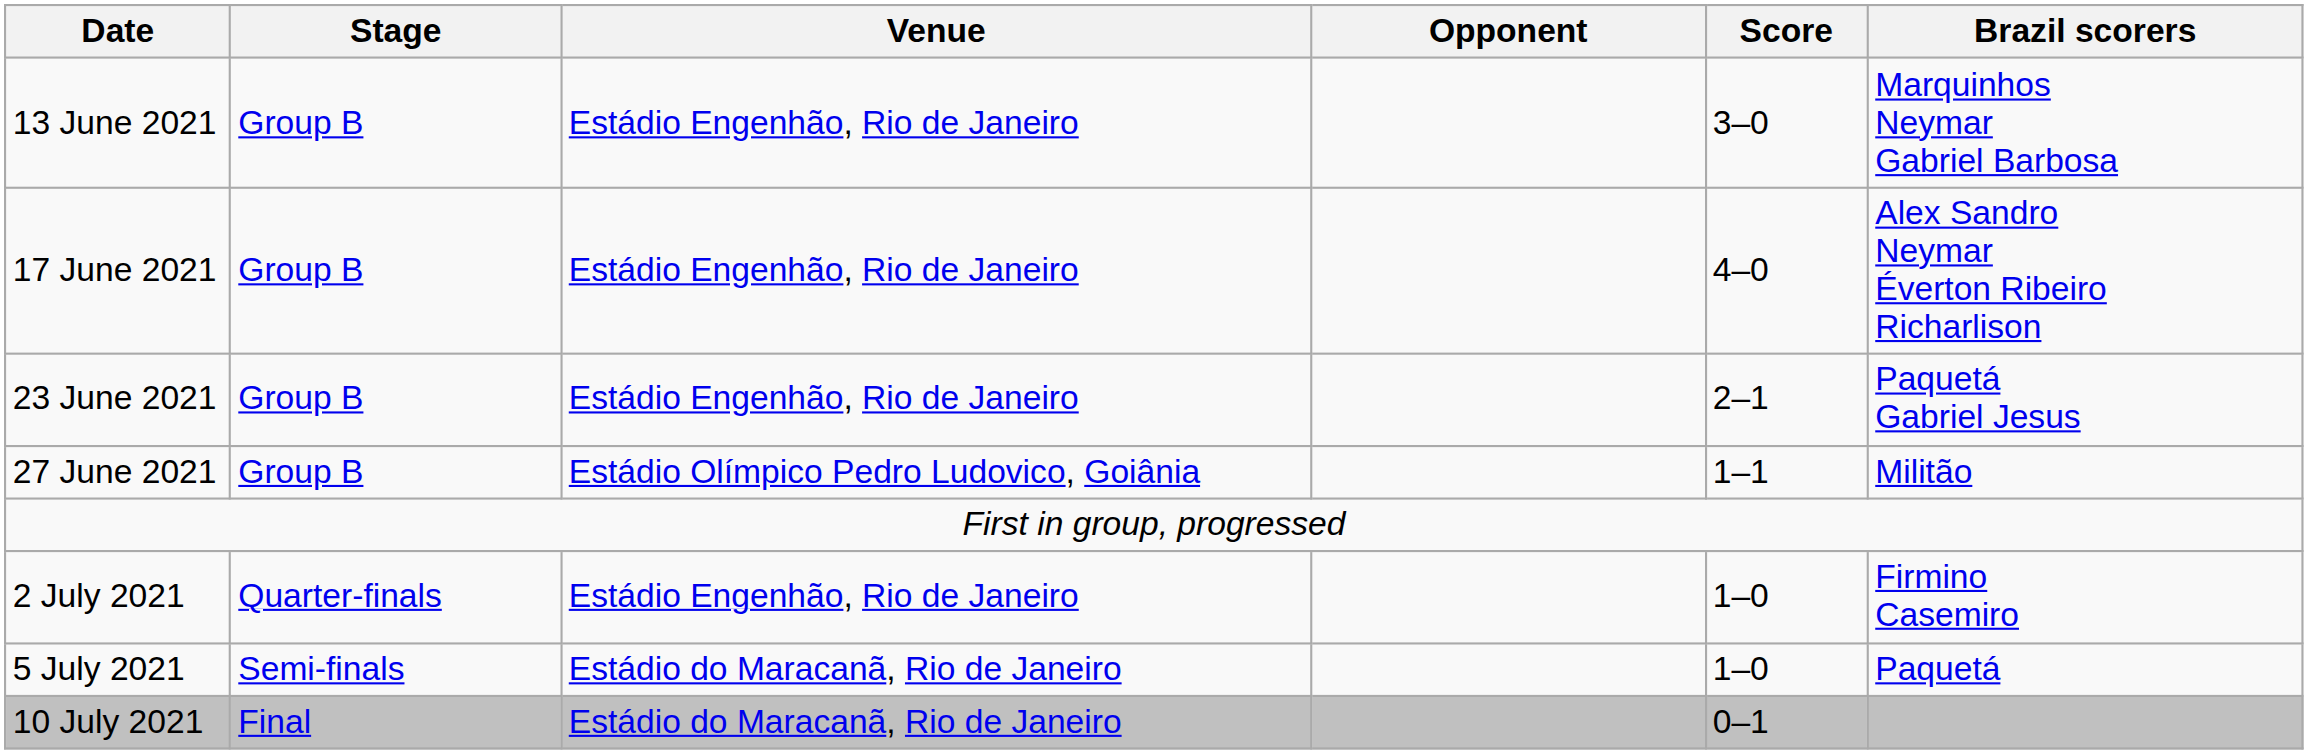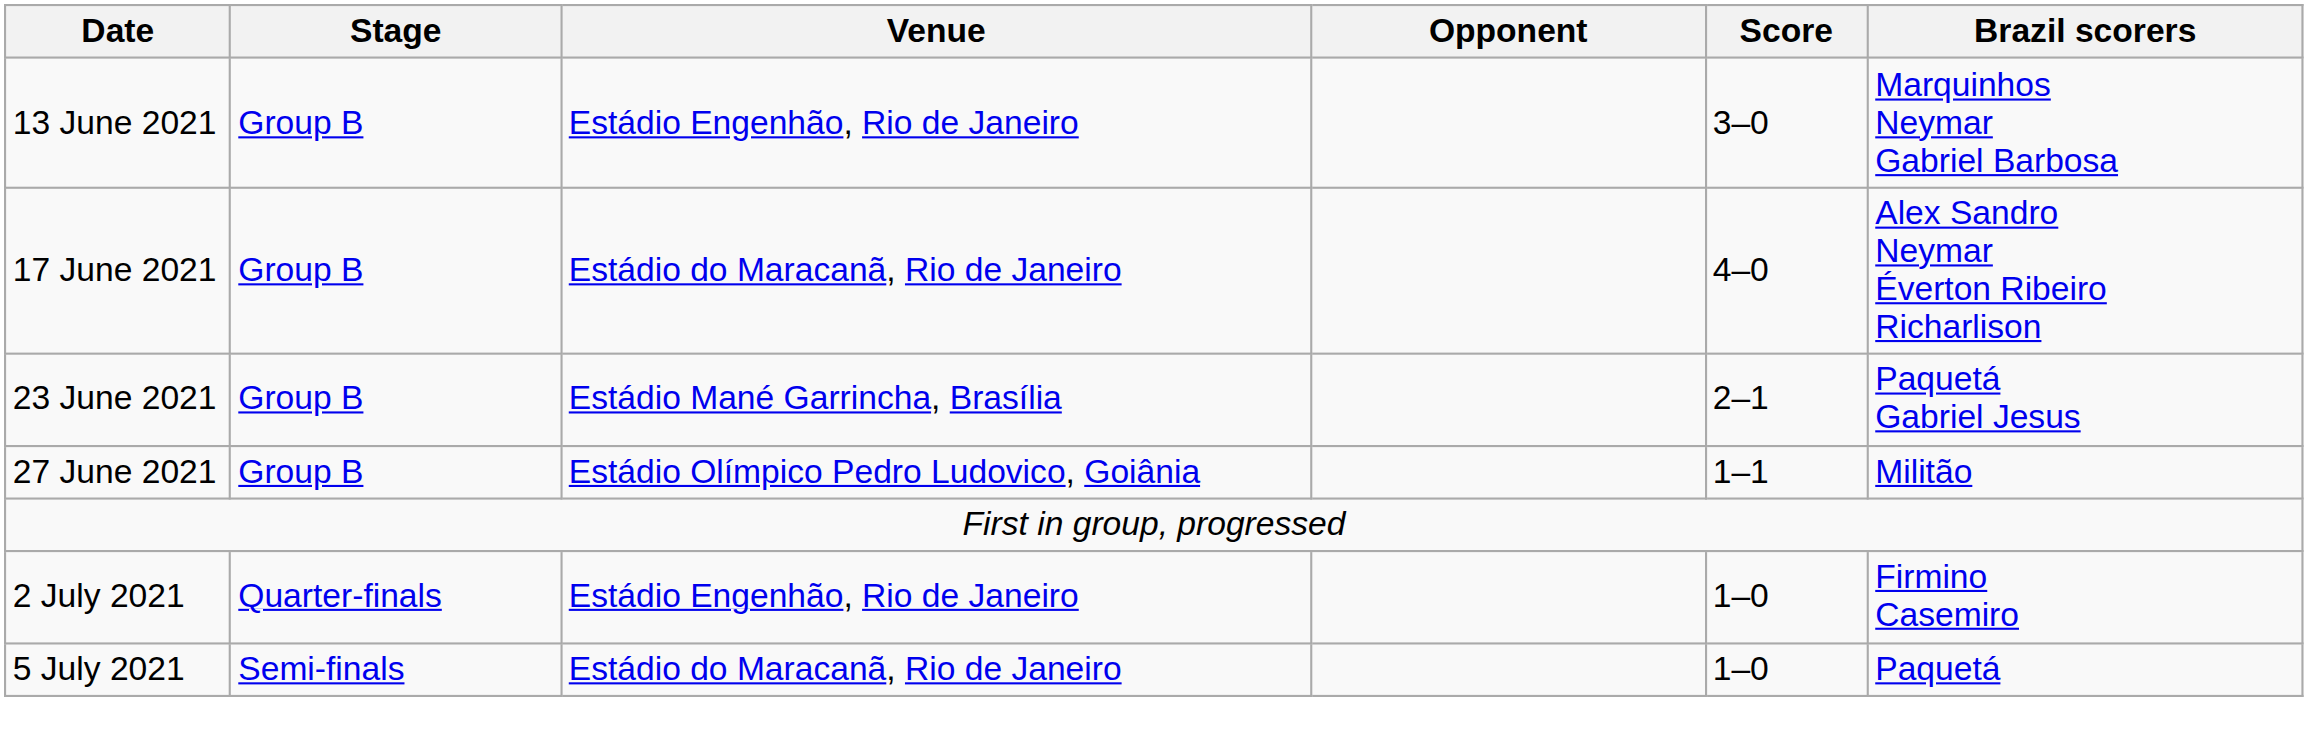(824, 270) Estádio Engenhão, Rio de Janeiro -> (845, 270) Estádio do Maracanã, Rio de Janeiro
(824, 398) Estádio Engenhão, Rio de Janeiro -> (815, 398) Estádio Mané Garrincha, Brasília
- row: (108, 722)
